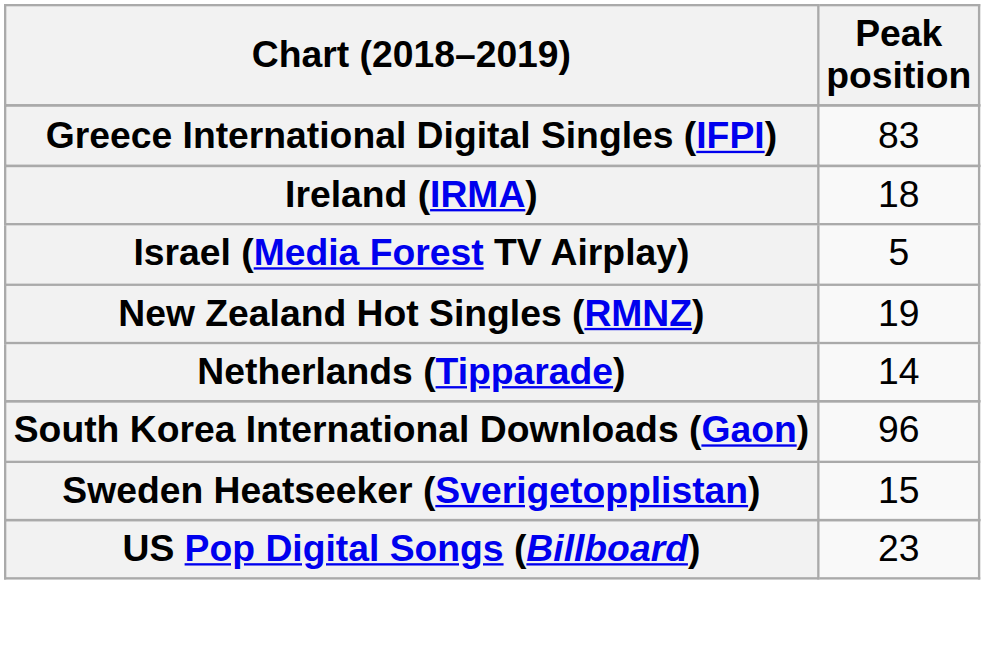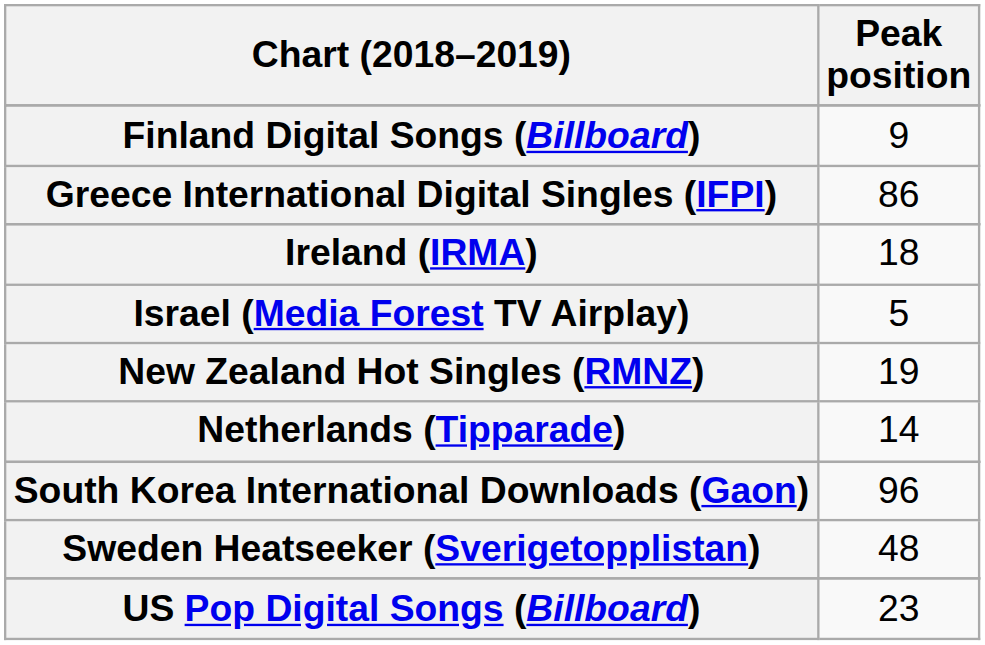+ row: (411, 135)
(899, 135) 83 -> (899, 194) 86
(899, 489) 15 -> (899, 548) 48
